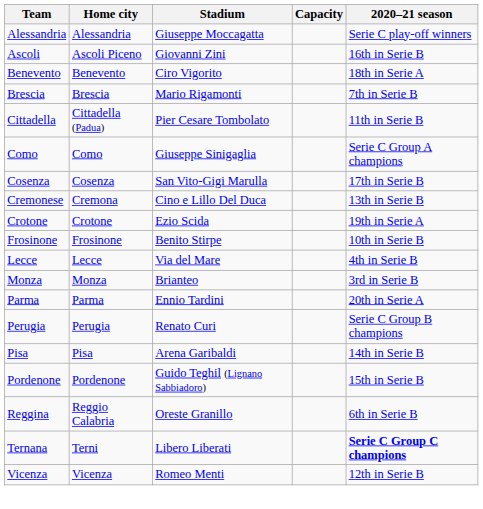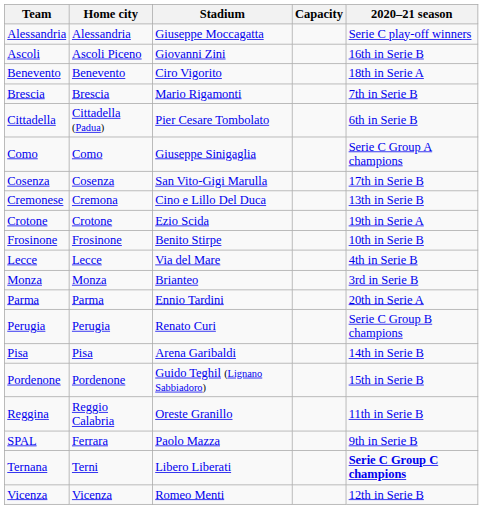(386, 120) 11th in Serie B -> (383, 120) 6th in Serie B
(383, 414) 6th in Serie B -> (386, 414) 11th in Serie B
+ row: (22, 440)
